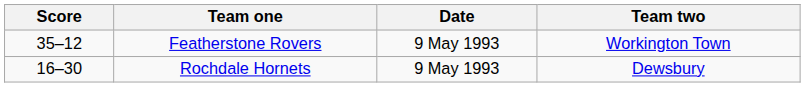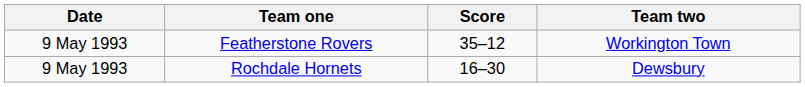columns swapped: (457, 17) <-> (59, 17)
